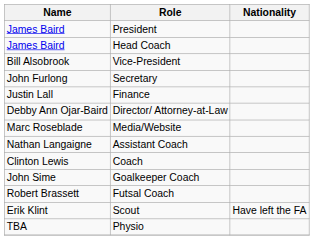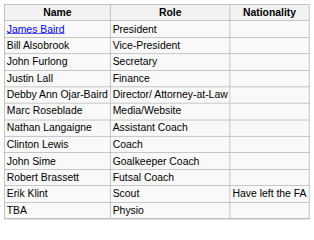- row: (142, 45)
